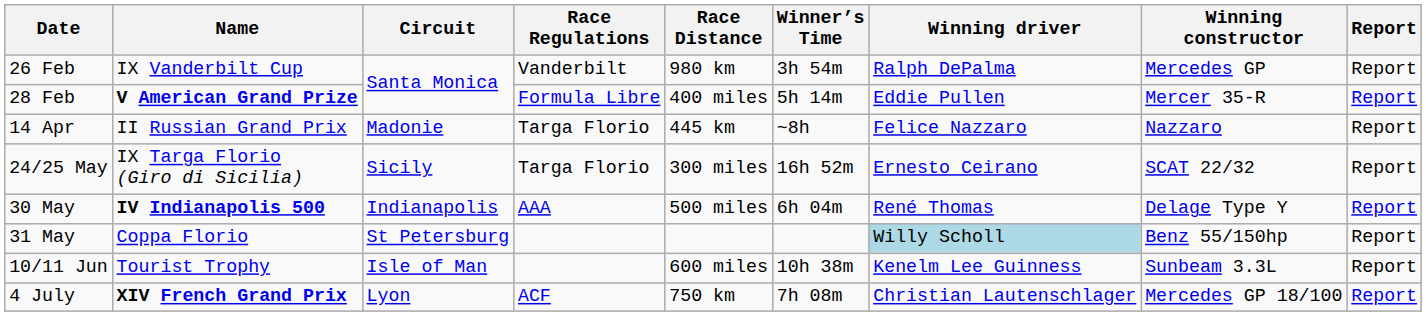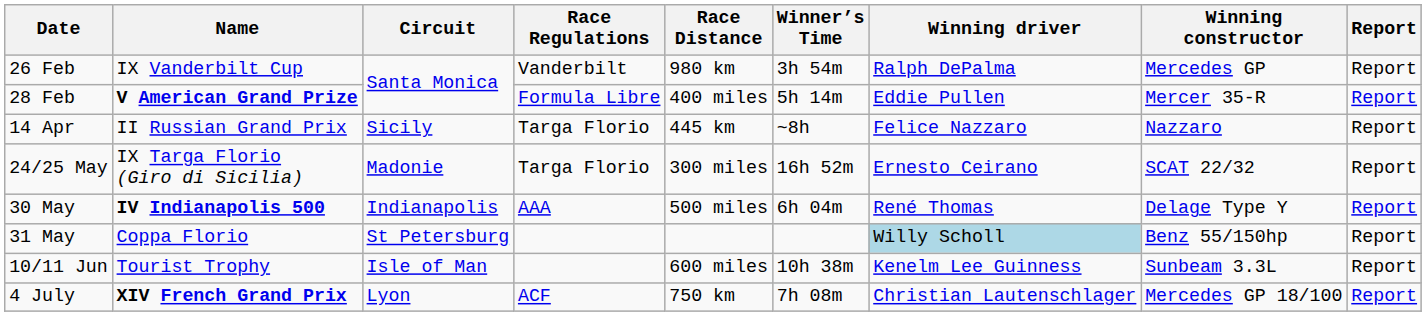(405, 129) Madonie -> (399, 129) Sicily
(399, 169) Sicily -> (405, 169) Madonie
